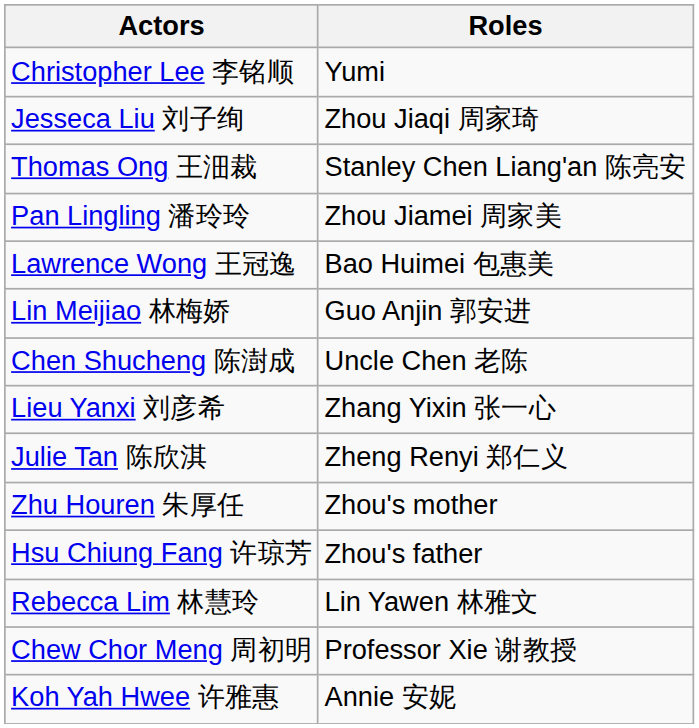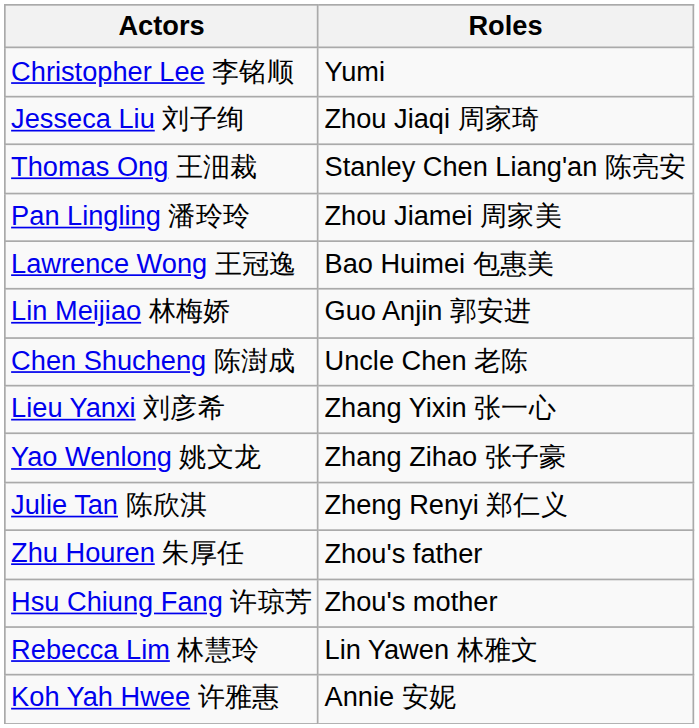+ row: (136, 456)
(411, 505) Zhou's mother -> (403, 554) Zhou's father
(403, 554) Zhou's father -> (411, 602) Zhou's mother
- row: (162, 649)
